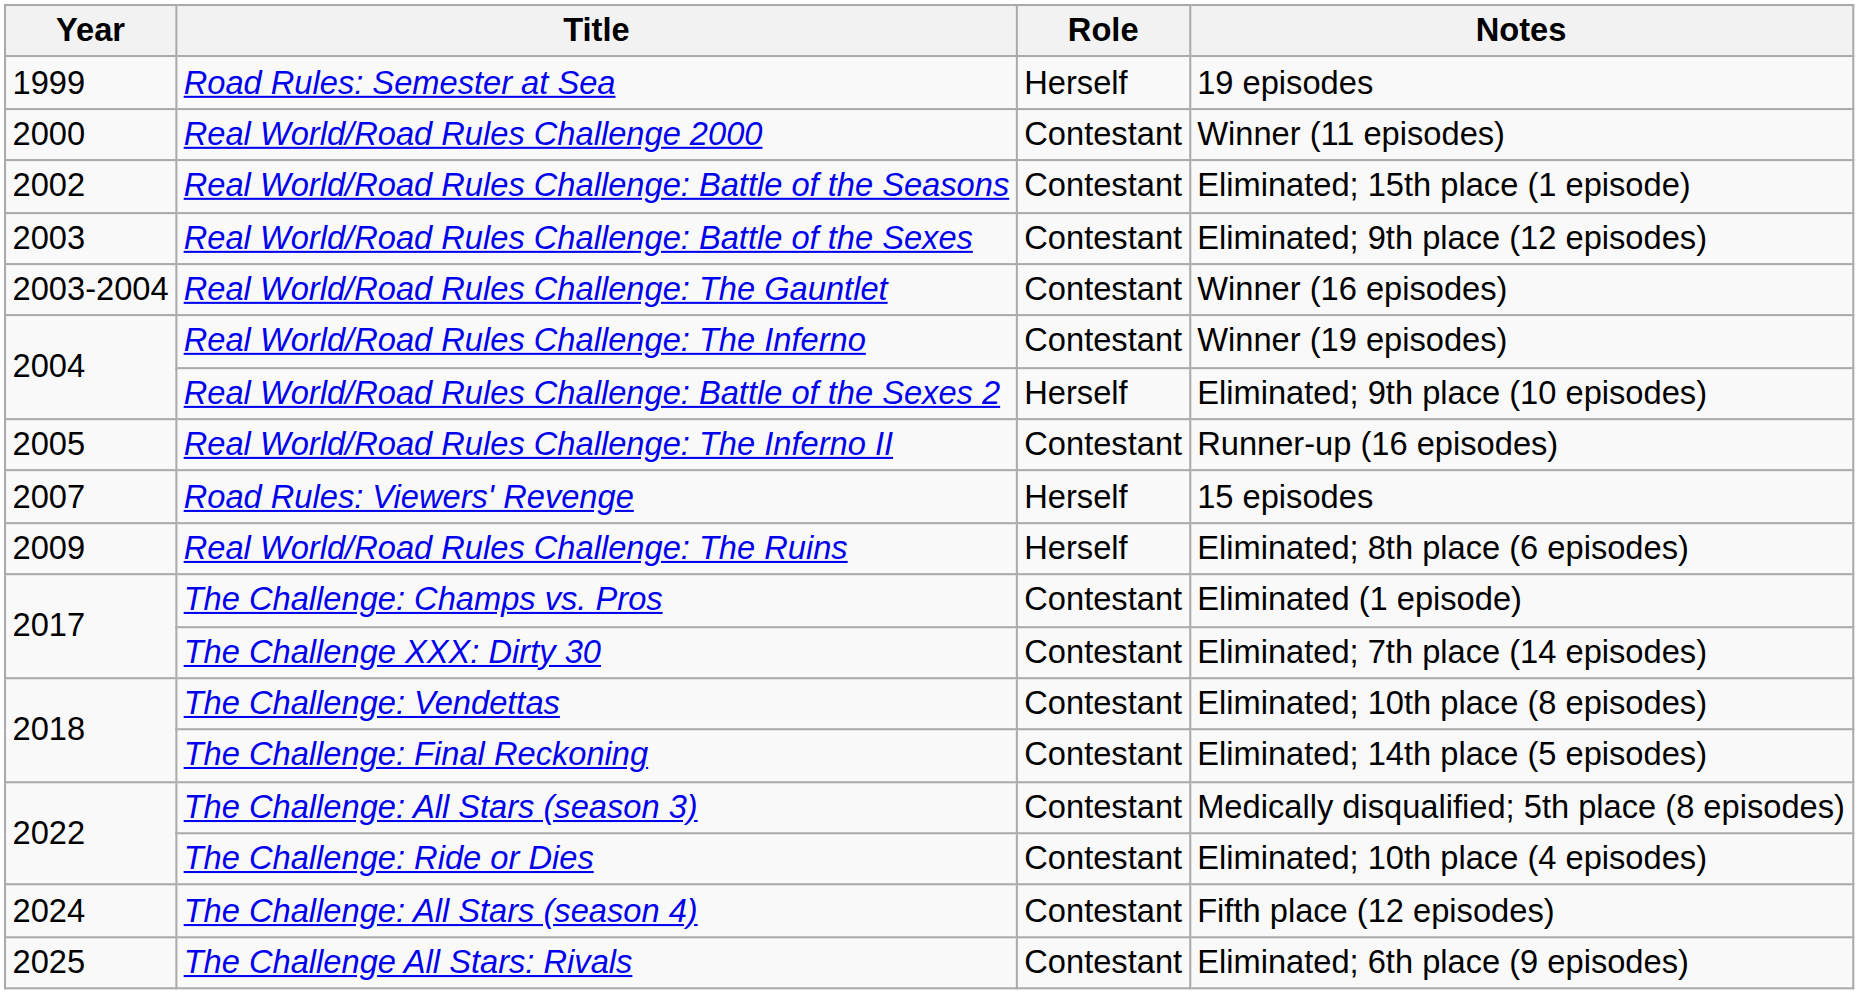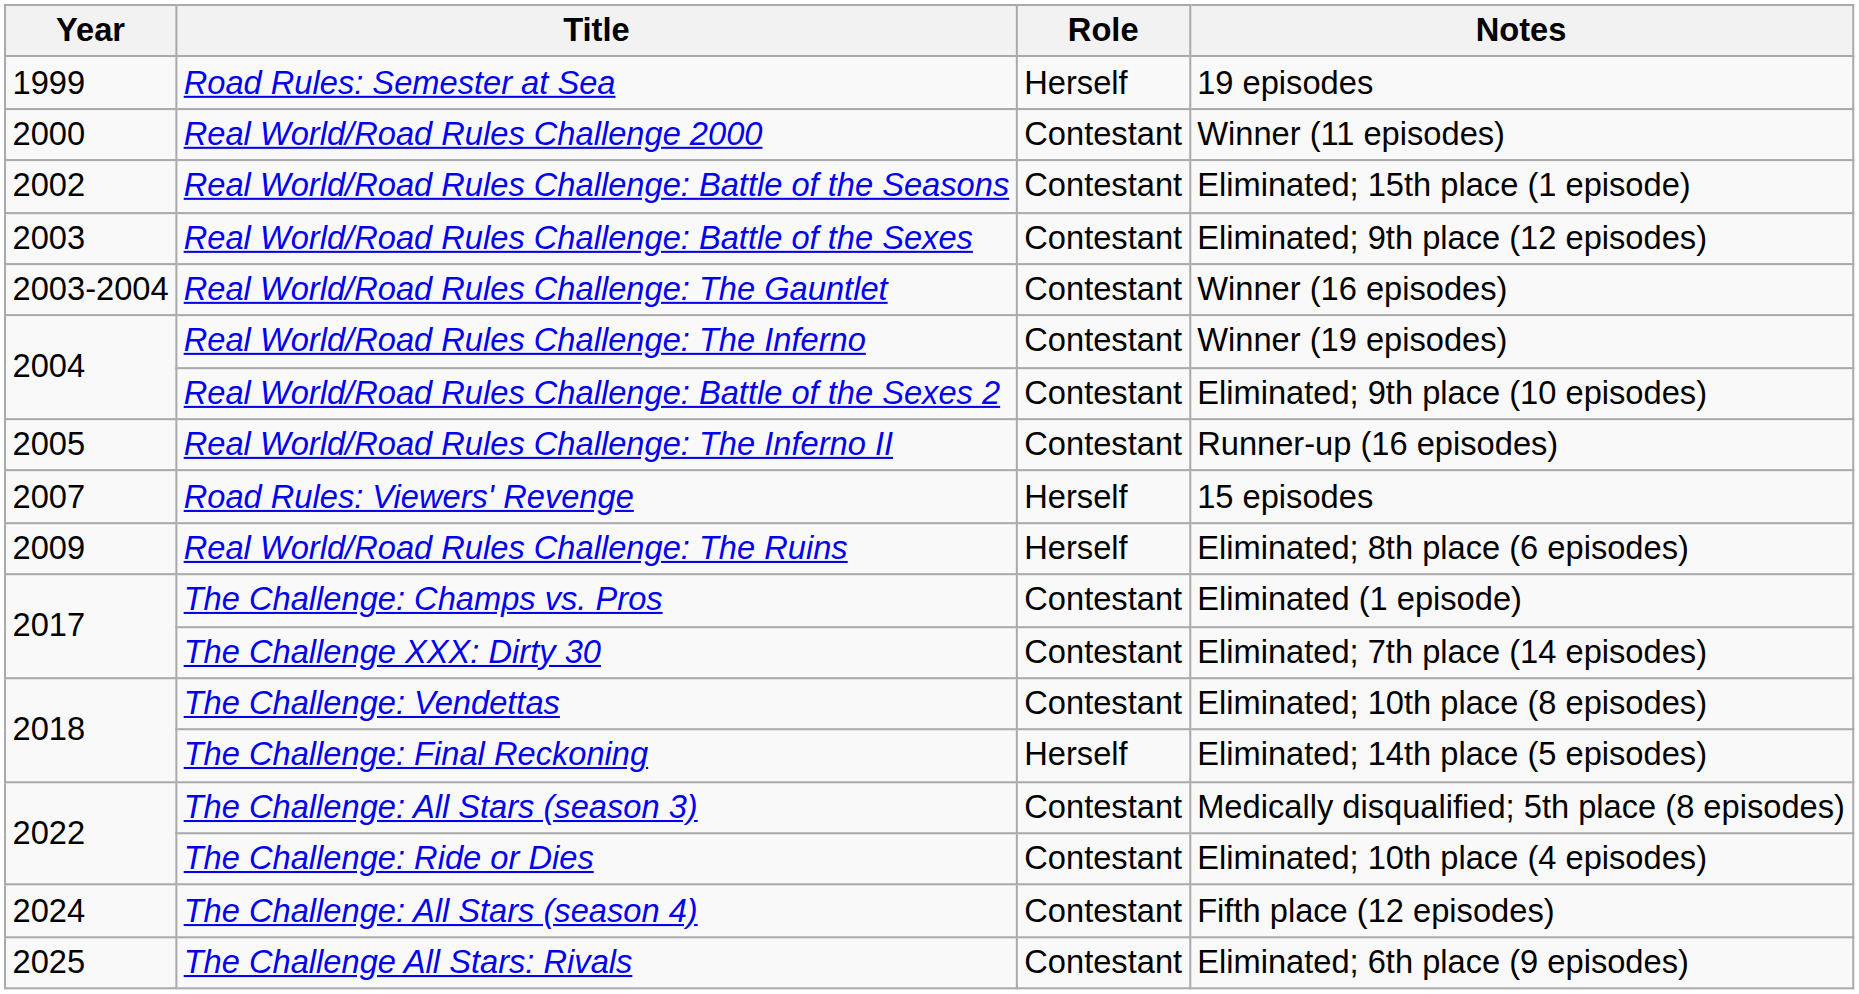(1076, 392) Herself -> (1103, 392) Contestant
(1103, 755) Contestant -> (1076, 755) Herself
